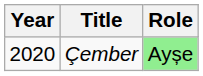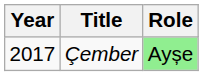(32, 53) 2020 -> (32, 53) 2017
